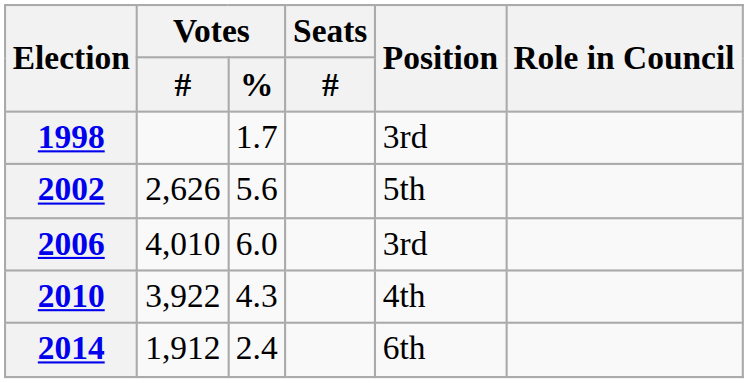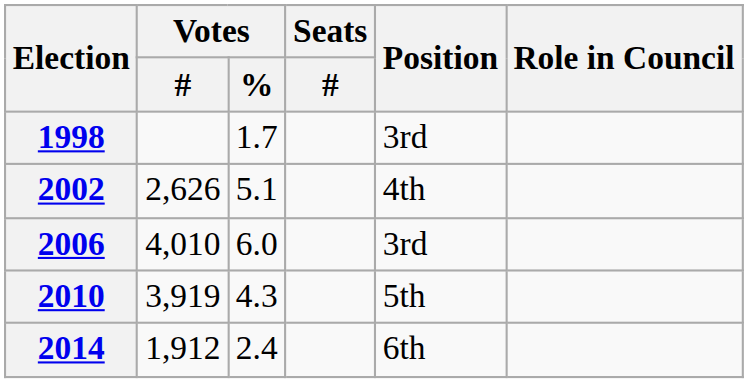(257, 190) 5.6 -> (257, 190) 5.1
(404, 190) 5th -> (404, 190) 4th
(183, 296) 3,922 -> (183, 296) 3,919
(404, 296) 4th -> (404, 296) 5th
